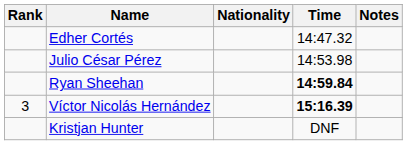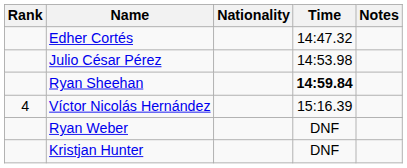(25, 106) 3 -> (25, 106) 4
(325, 106) bold -> (325, 106) normal
+ row: (89, 128)
